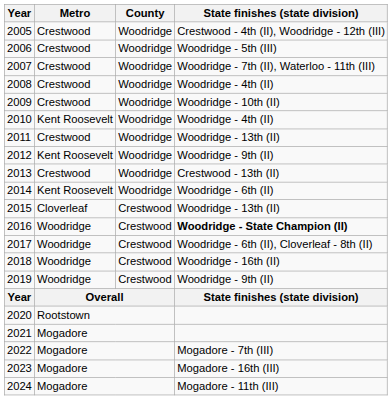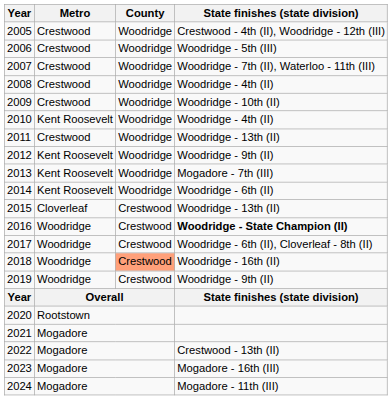(64, 173) Crestwood -> (75, 173) Kent Roosevelt
(228, 173) Crestwood - 13th (II) -> (225, 173) Mogadore - 7th (III)
(145, 262) no background -> (145, 262) lightsalmon background
(225, 350) Mogadore - 7th (III) -> (228, 350) Crestwood - 13th (II)
